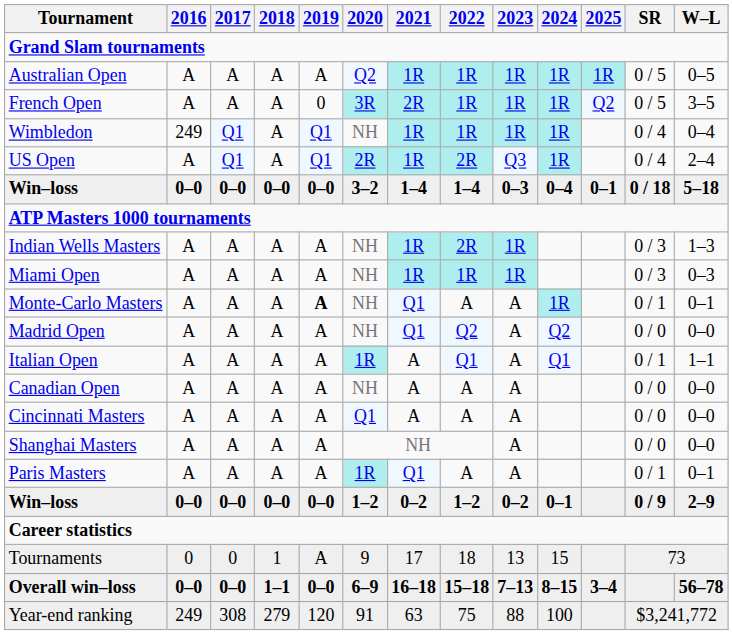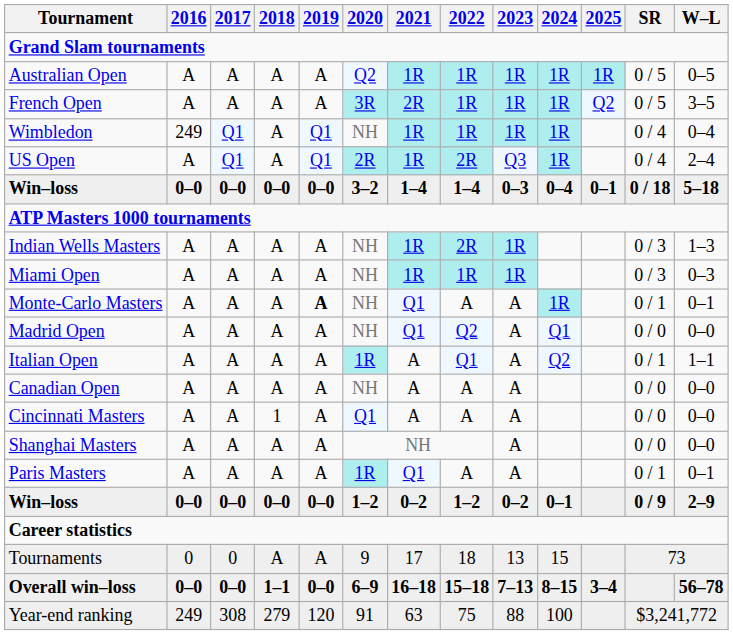(321, 103) 0 -> (321, 103) A
(559, 331) Q2 -> (559, 331) Q1
(559, 359) Q1 -> (559, 359) Q2
(277, 416) A -> (277, 416) 1
(277, 558) 1 -> (277, 558) A
